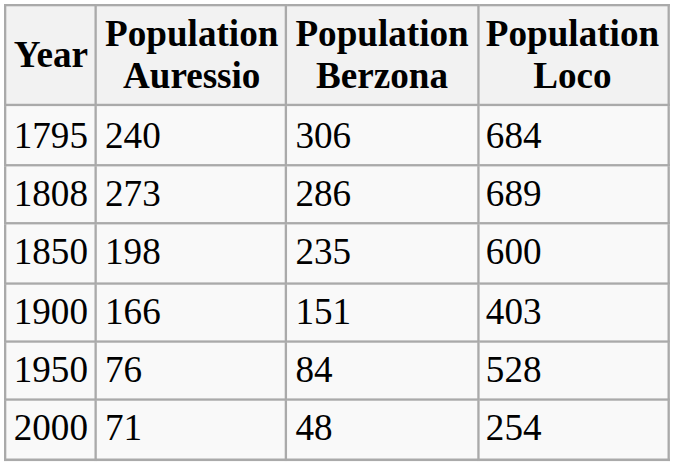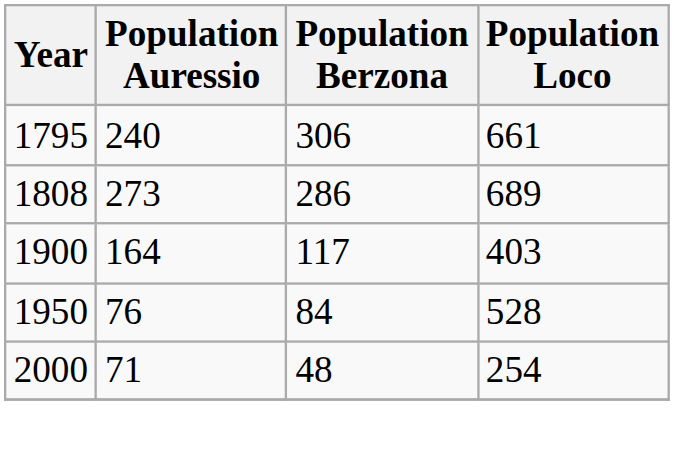(514, 134) 684 -> (514, 134) 661
- row: (51, 252)
(133, 311) 166 -> (133, 252) 164
(323, 311) 151 -> (323, 252) 117
